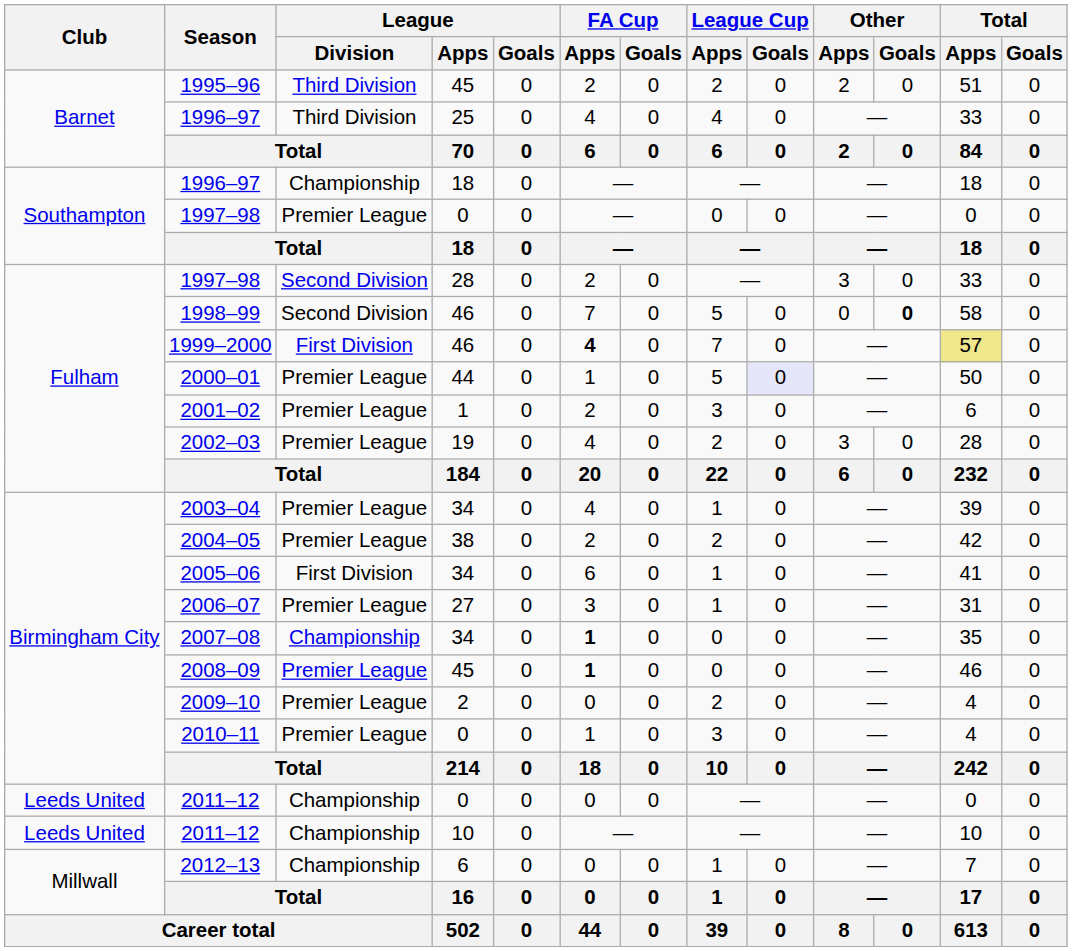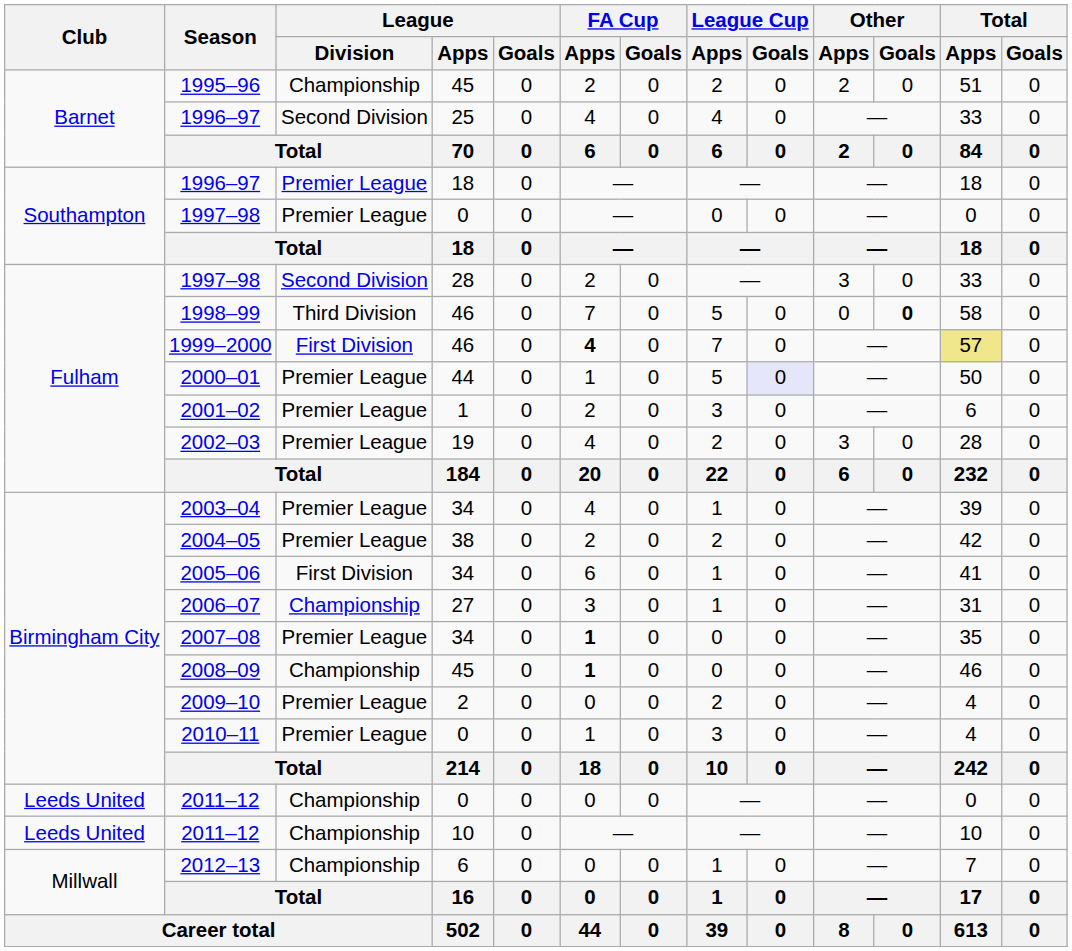(354, 85) Third Division -> (354, 85) Championship
(354, 118) Third Division -> (354, 118) Second Division
(354, 183) Championship -> (354, 183) Premier League
(354, 313) Second Division -> (354, 313) Third Division
(354, 605) Premier League -> (354, 605) Championship
(354, 637) Championship -> (354, 637) Premier League
(354, 670) Premier League -> (354, 670) Championship
